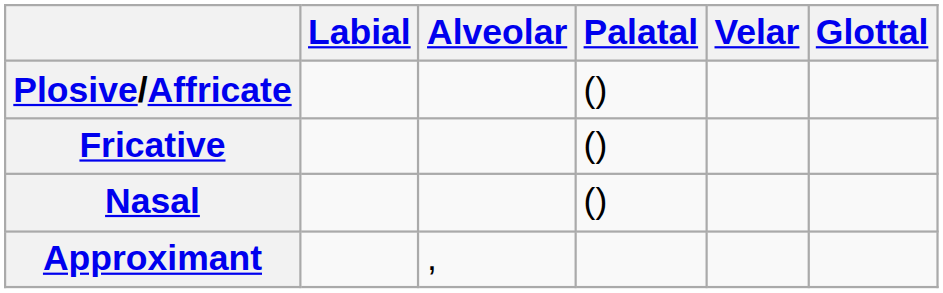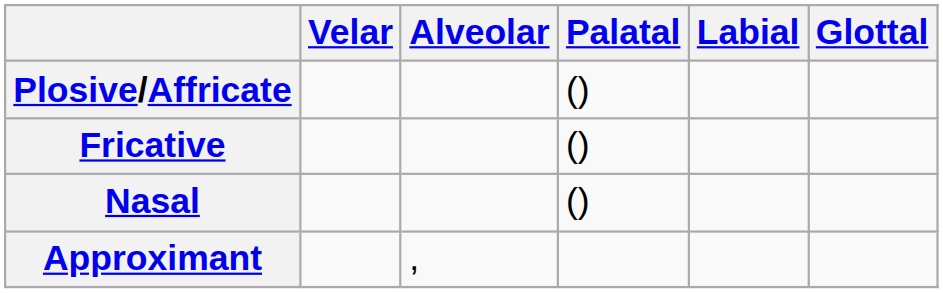columns swapped: (359, 32) <-> (757, 32)
